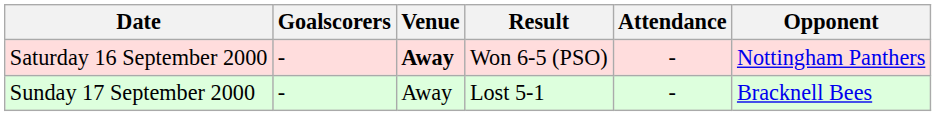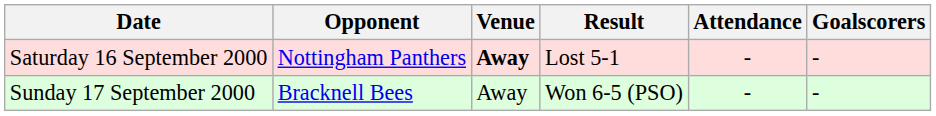columns swapped: (831, 22) <-> (334, 22)
(539, 57) Won 6-5 (PSO) -> (582, 57) Lost 5-1
(507, 92) Lost 5-1 -> (614, 92) Won 6-5 (PSO)
